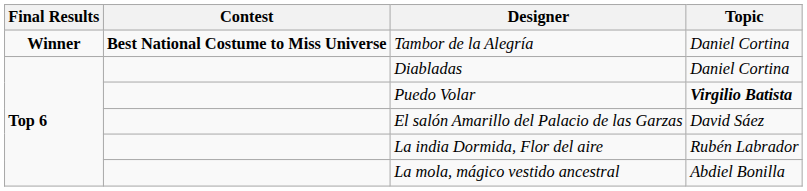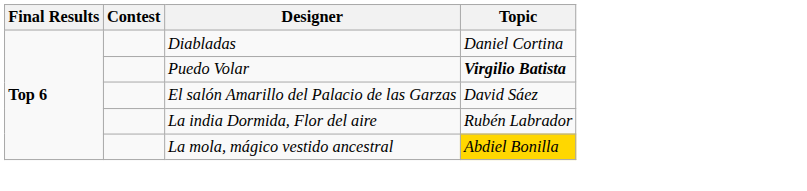- row: (464, 43)
(737, 172) no background -> (511, 146) gold background
